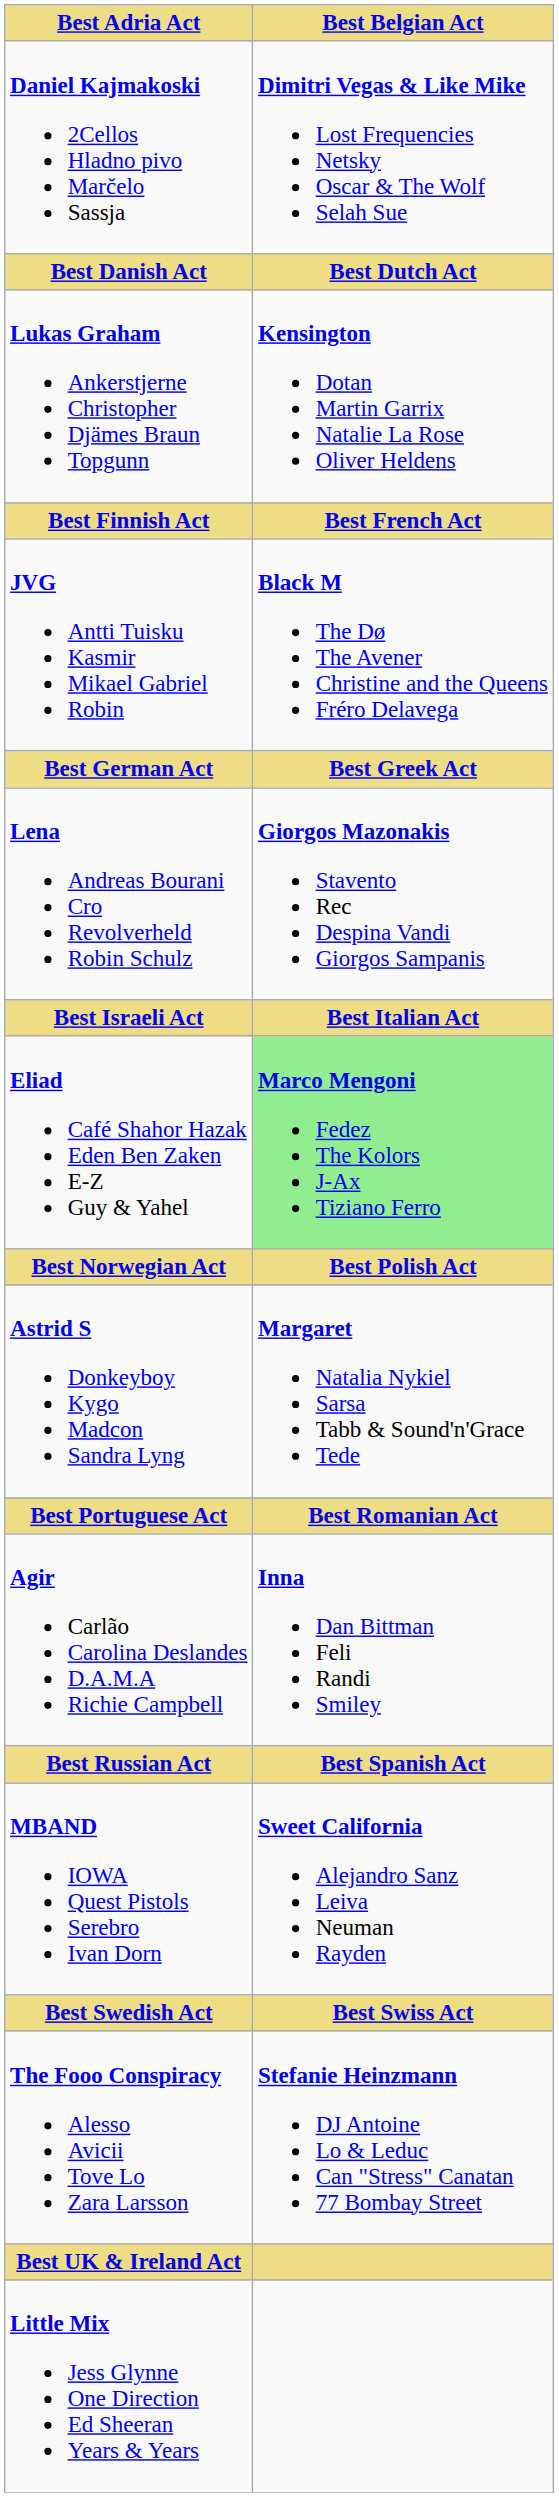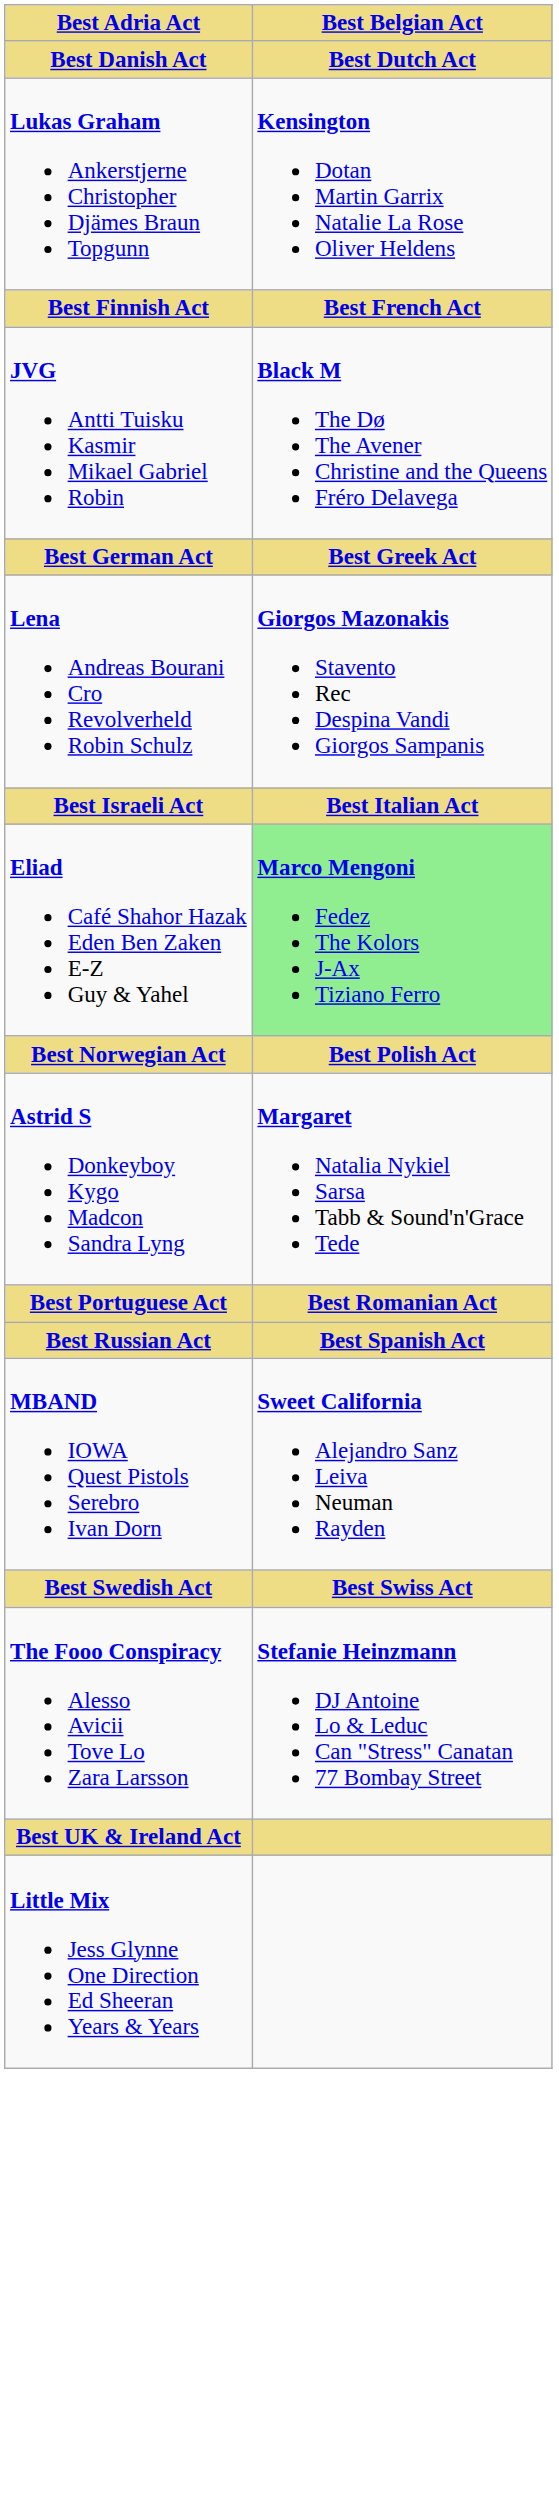- row: (129, 149)
- row: (129, 1641)
